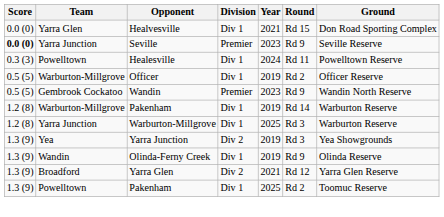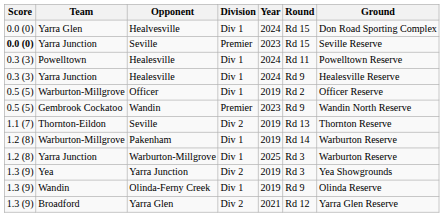(271, 28) 2021 -> (271, 28) 2024
(295, 44) Rd 9 -> (297, 44) Rd 15
+ row: (67, 76)
+ row: (72, 124)
- row: (62, 188)
